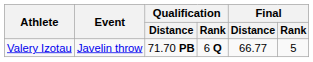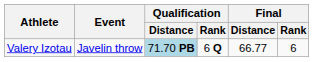(171, 48) no background -> (171, 48) lightblue background
(293, 48) 5 -> (293, 48) 6
